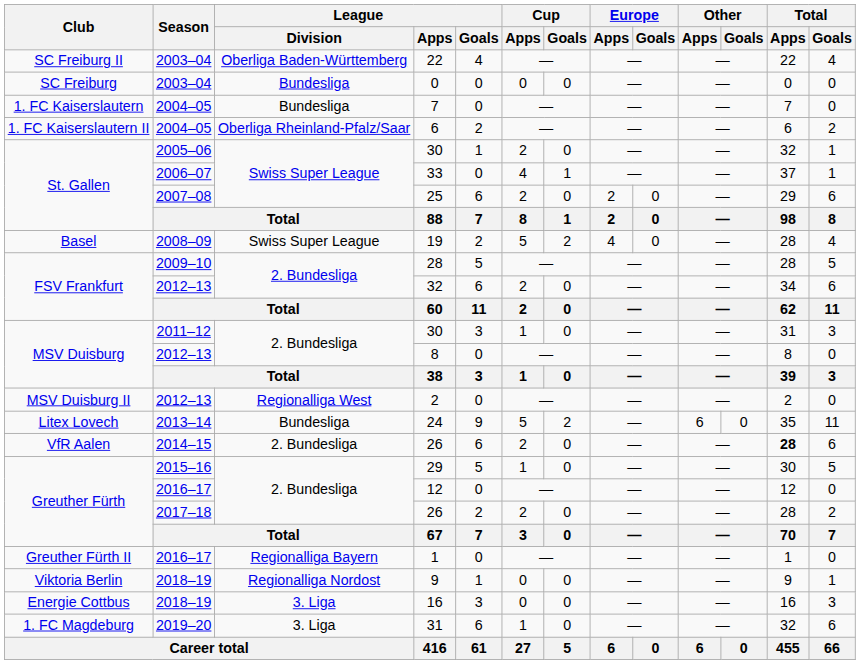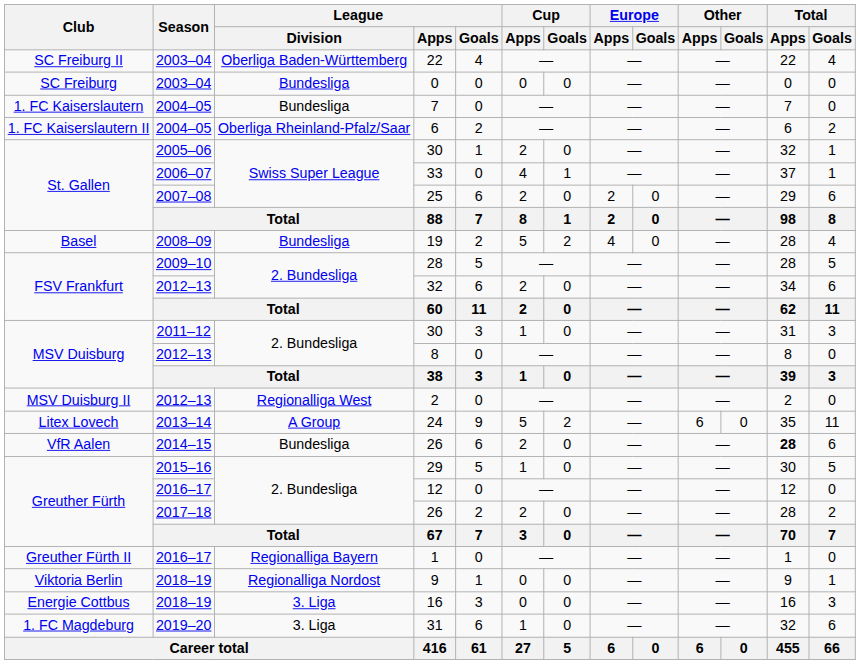(314, 241) Swiss Super League -> (314, 241) Bundesliga
(314, 422) Bundesliga -> (314, 422) A Group
(314, 444) 2. Bundesliga -> (314, 444) Bundesliga
